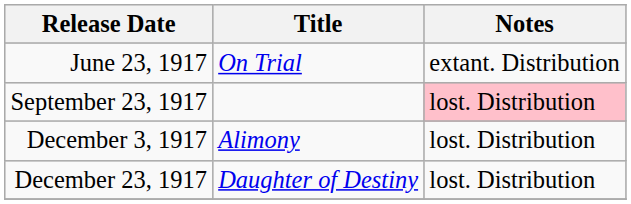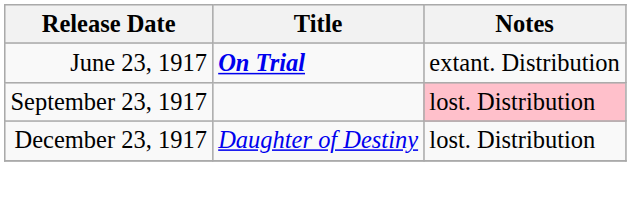(260, 62) normal -> (262, 62) bold
- row: (117, 140)
